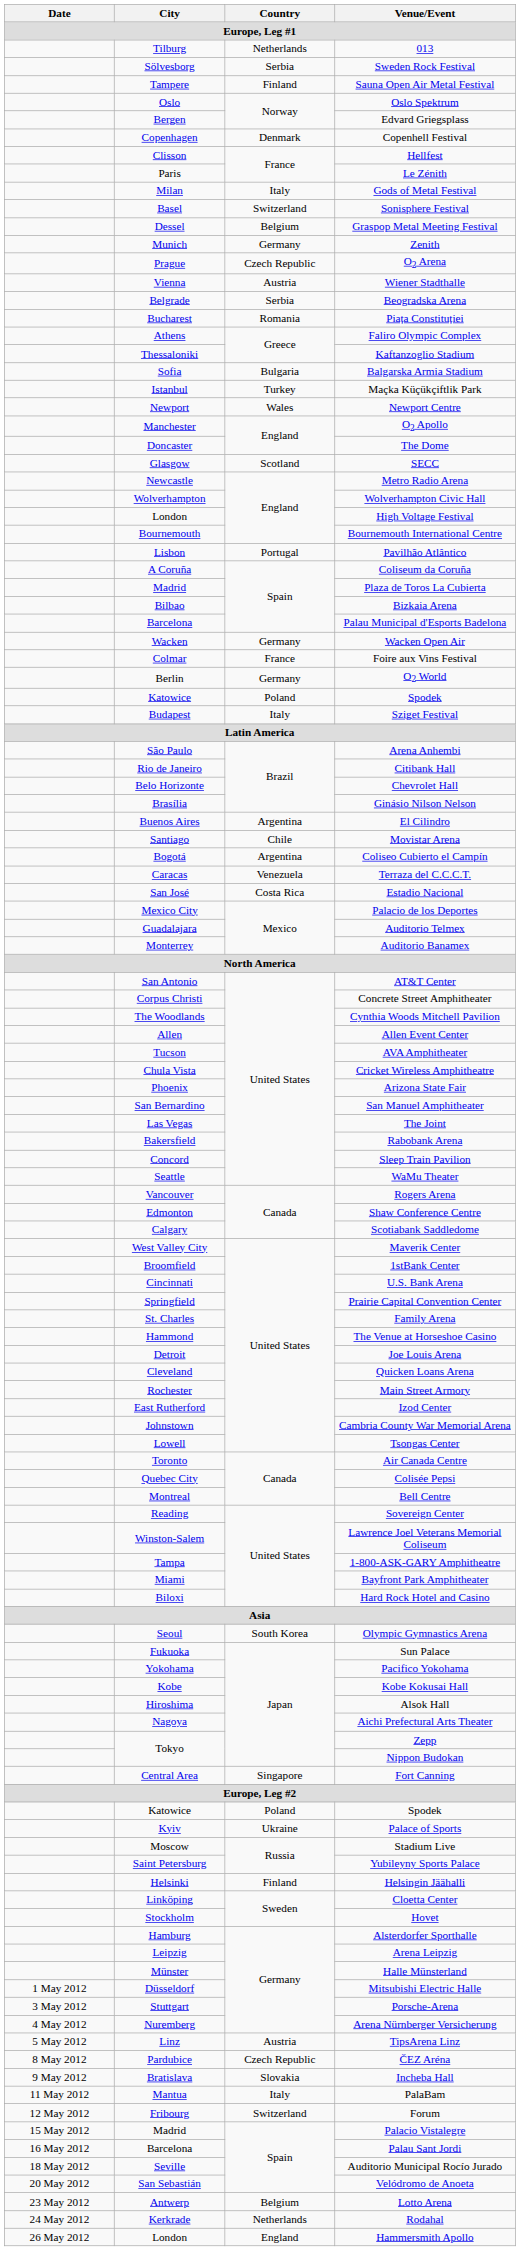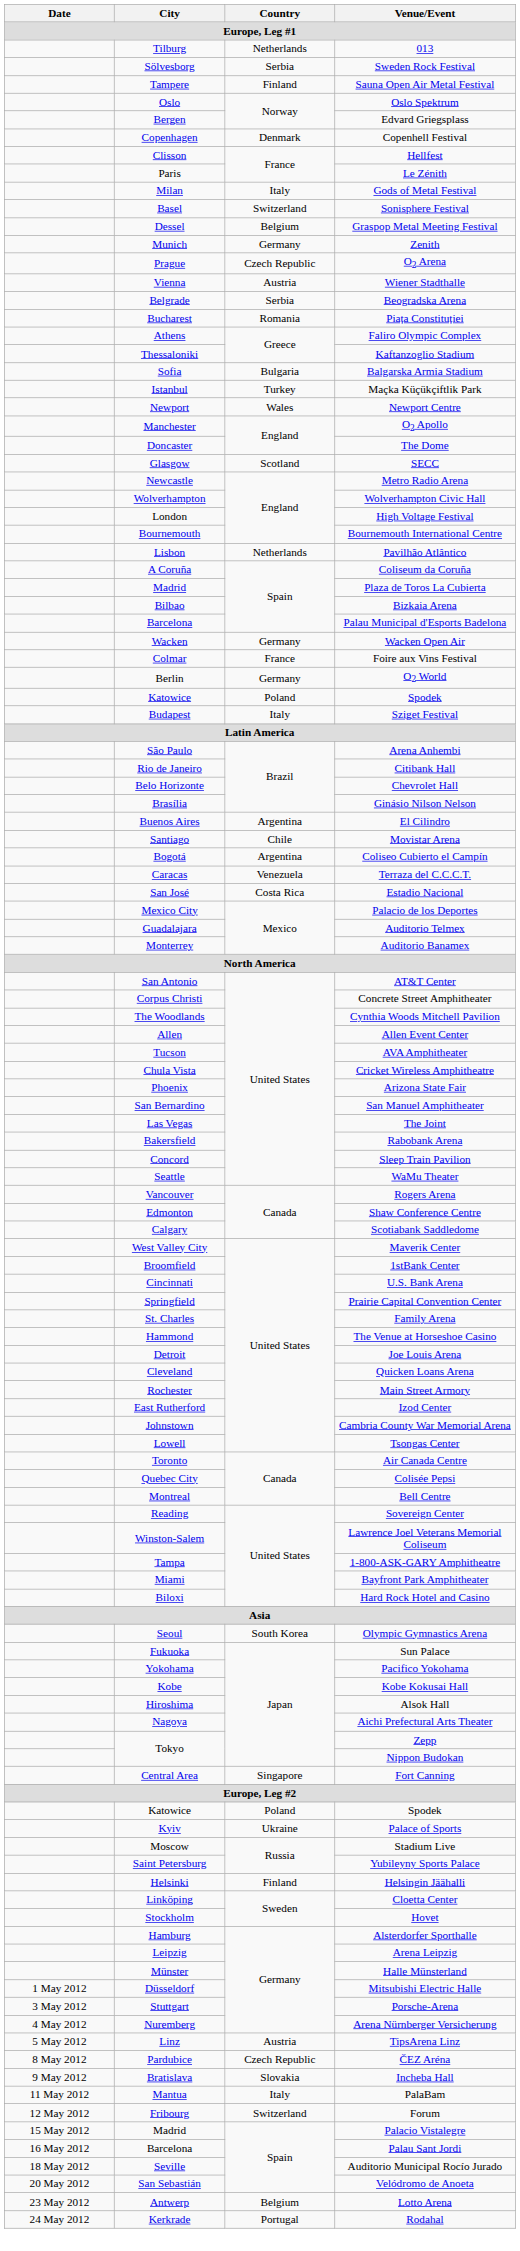(280, 552) Portugal -> (280, 552) Netherlands
(280, 2219) Netherlands -> (280, 2219) Portugal
- row: (170, 2237)
